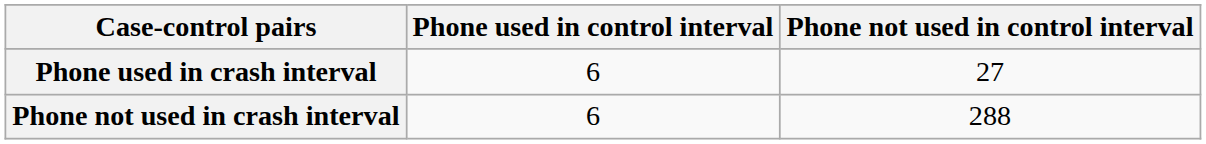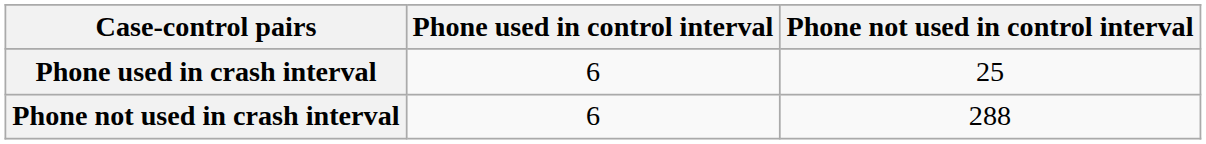(990, 71) 27 -> (990, 71) 25
